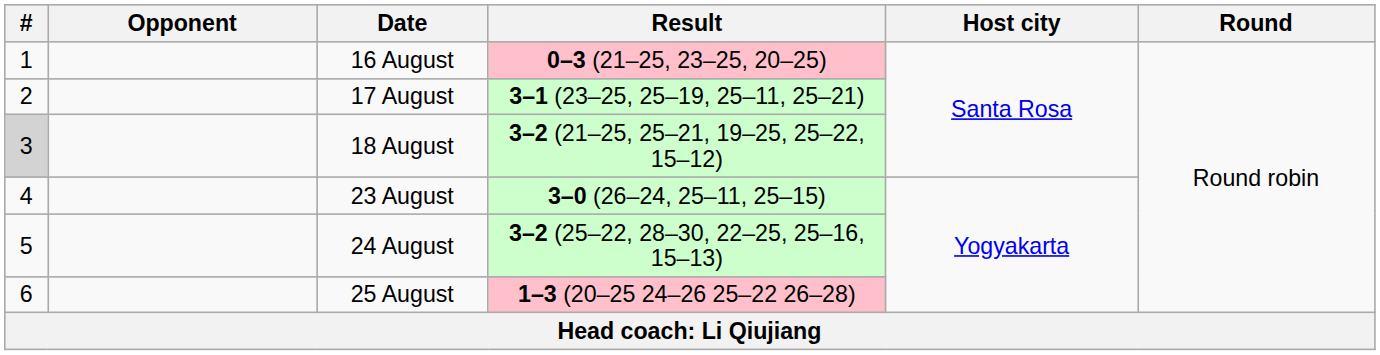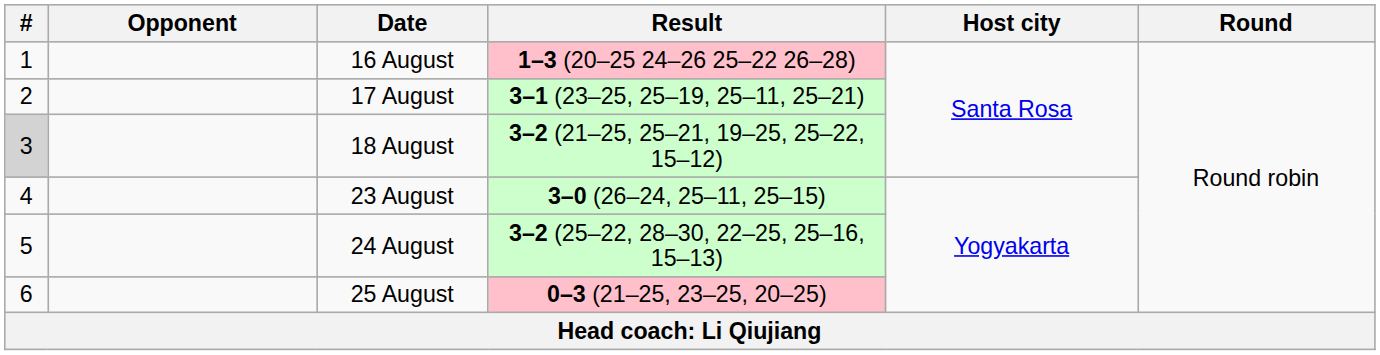(687, 60) 0–3 (21–25, 23–25, 20–25) -> (687, 60) 1–3 (20–25 24–26 25–22 26–28)
(687, 295) 1–3 (20–25 24–26 25–22 26–28) -> (687, 295) 0–3 (21–25, 23–25, 20–25)
